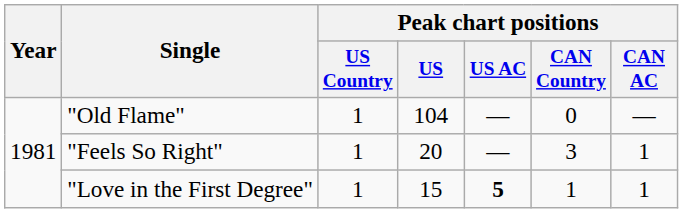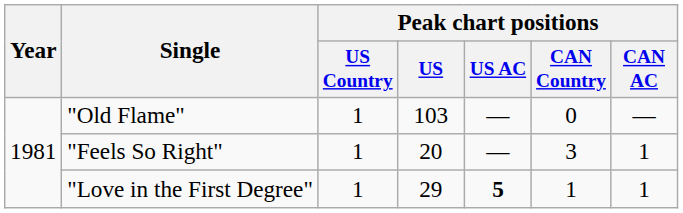(431, 115) 104 -> (431, 115) 103
(431, 188) 15 -> (431, 188) 29
